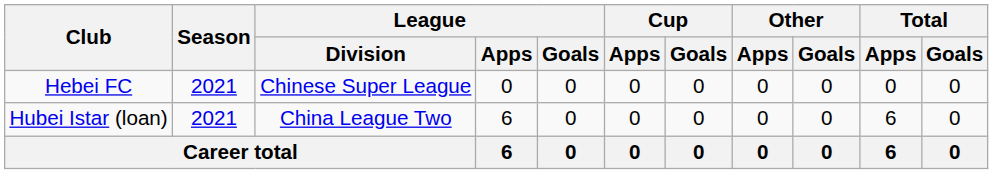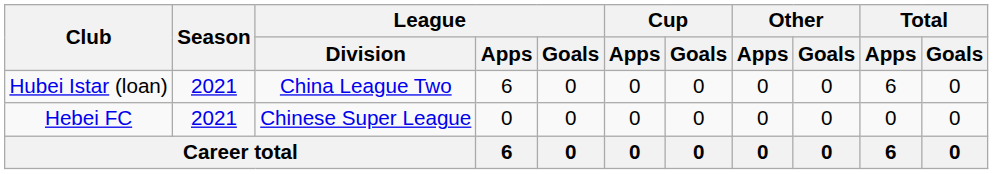rows swapped: (89, 86) <-> (89, 119)
